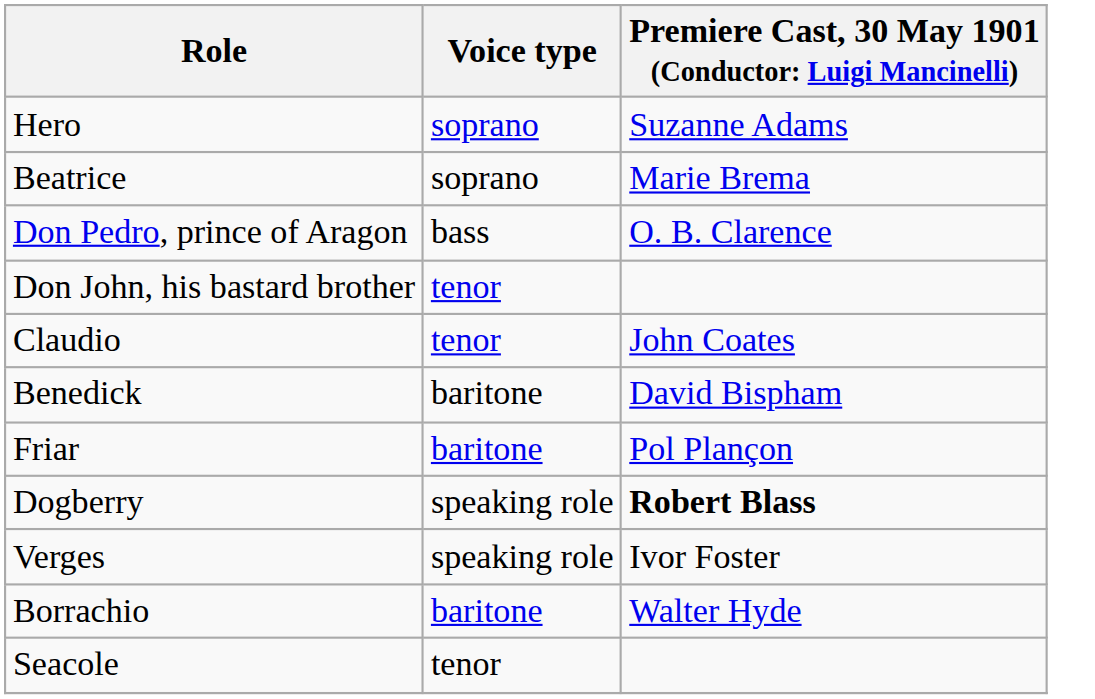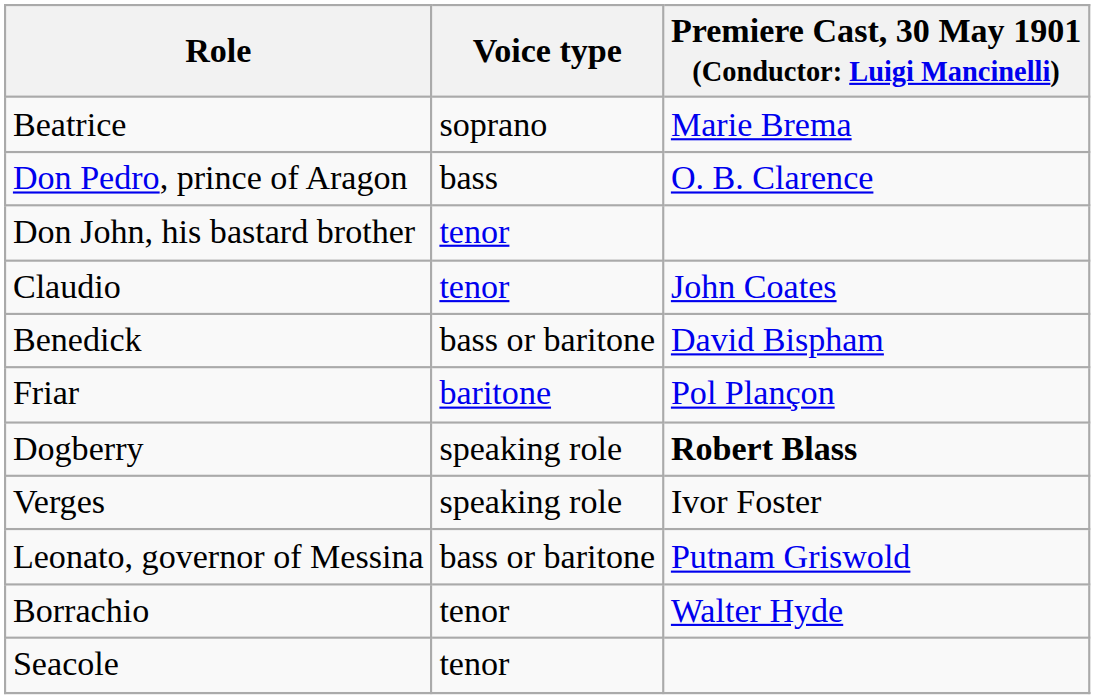- row: (47, 123)
(487, 394) baritone -> (547, 340) bass or baritone
+ row: (218, 556)
(487, 610) baritone -> (474, 610) tenor
